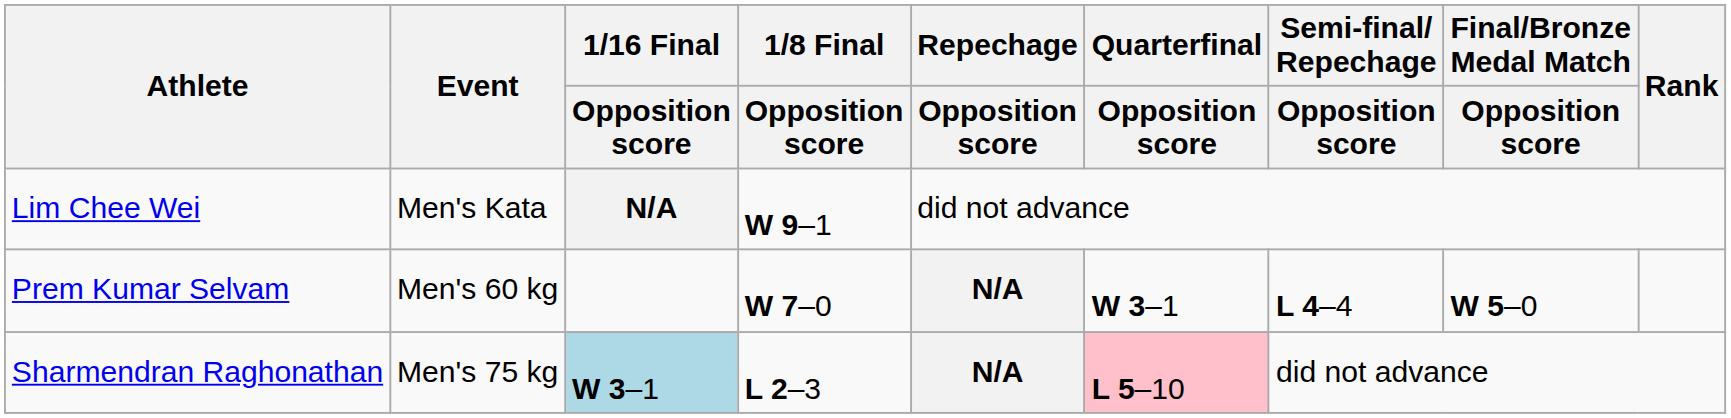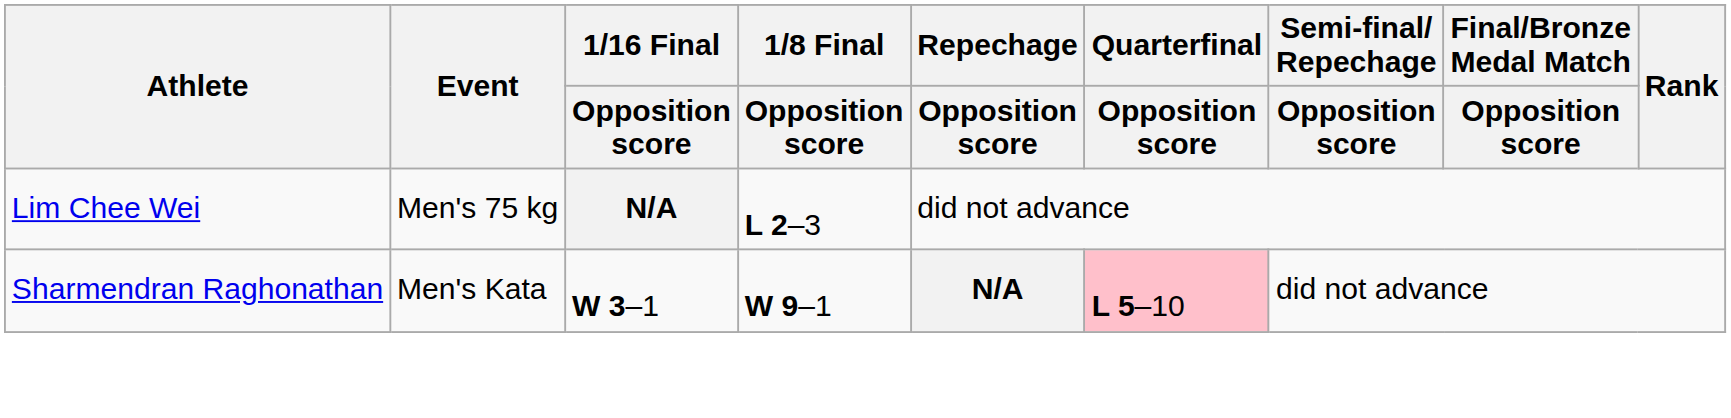(472, 208) Men's Kata -> (478, 208) Men's 75 kg
(788, 225) W 9–1 -> (783, 225) L 2–3
- row: (151, 289)
(478, 371) Men's 75 kg -> (472, 289) Men's Kata
(616, 388) lightblue background -> (616, 306) no background
(783, 388) L 2–3 -> (788, 306) W 9–1
